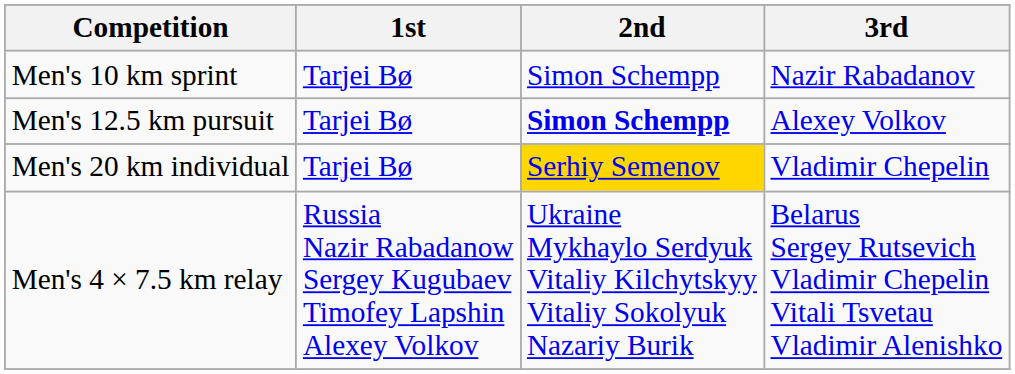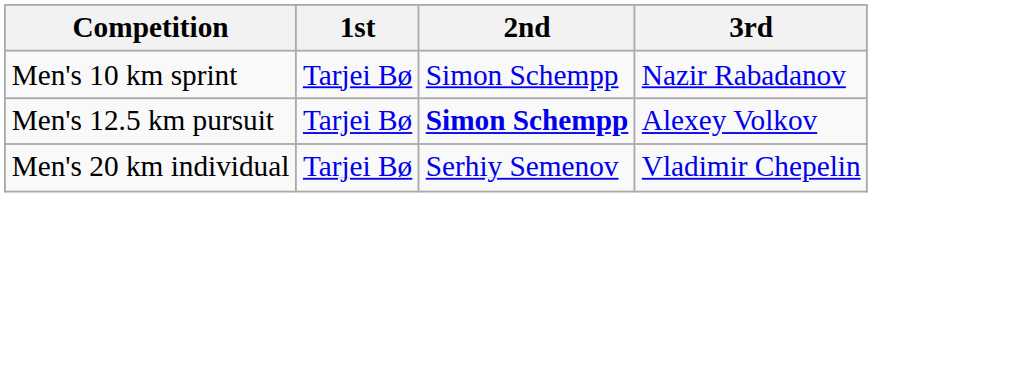(623, 167) gold background -> (522, 167) no background
- row: (147, 279)
